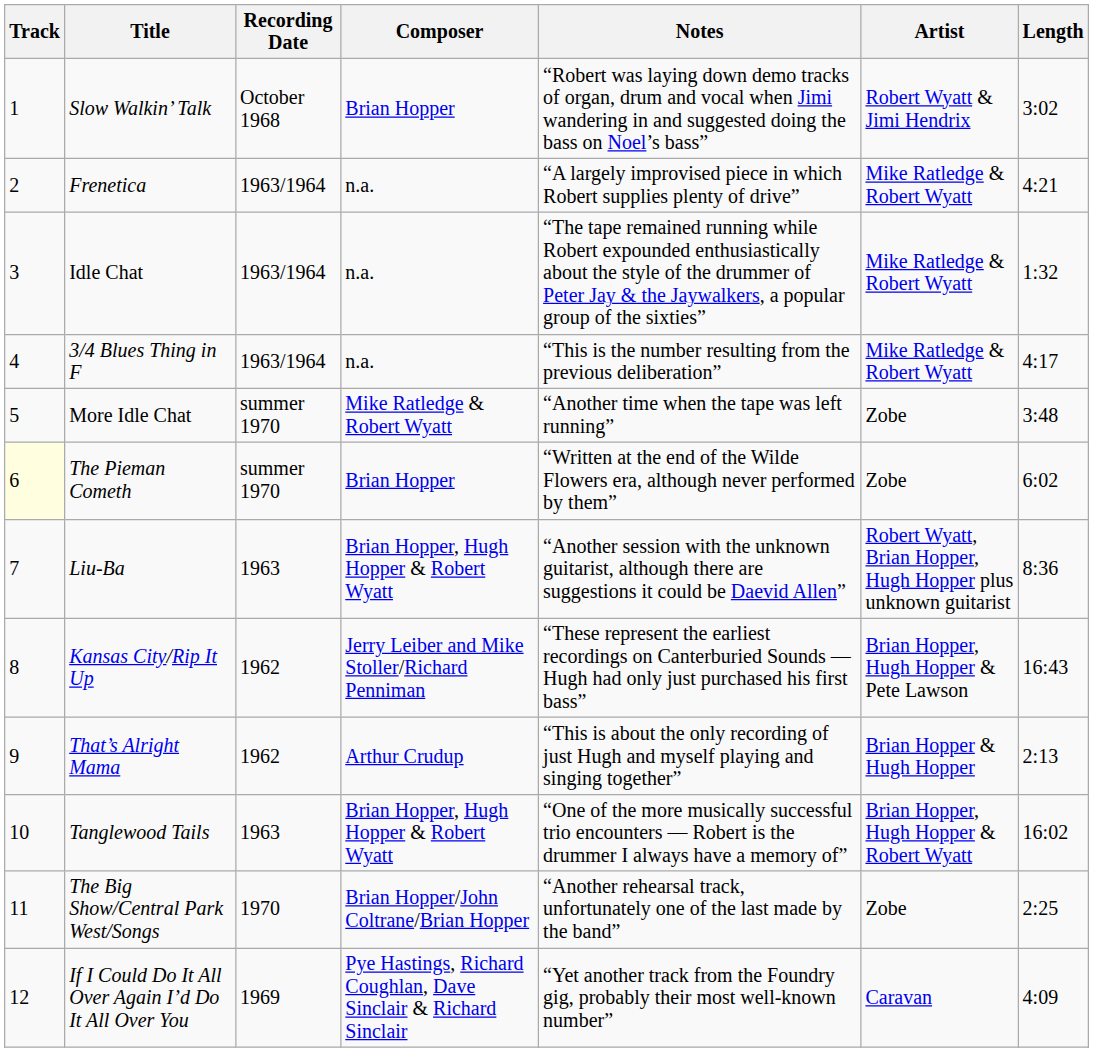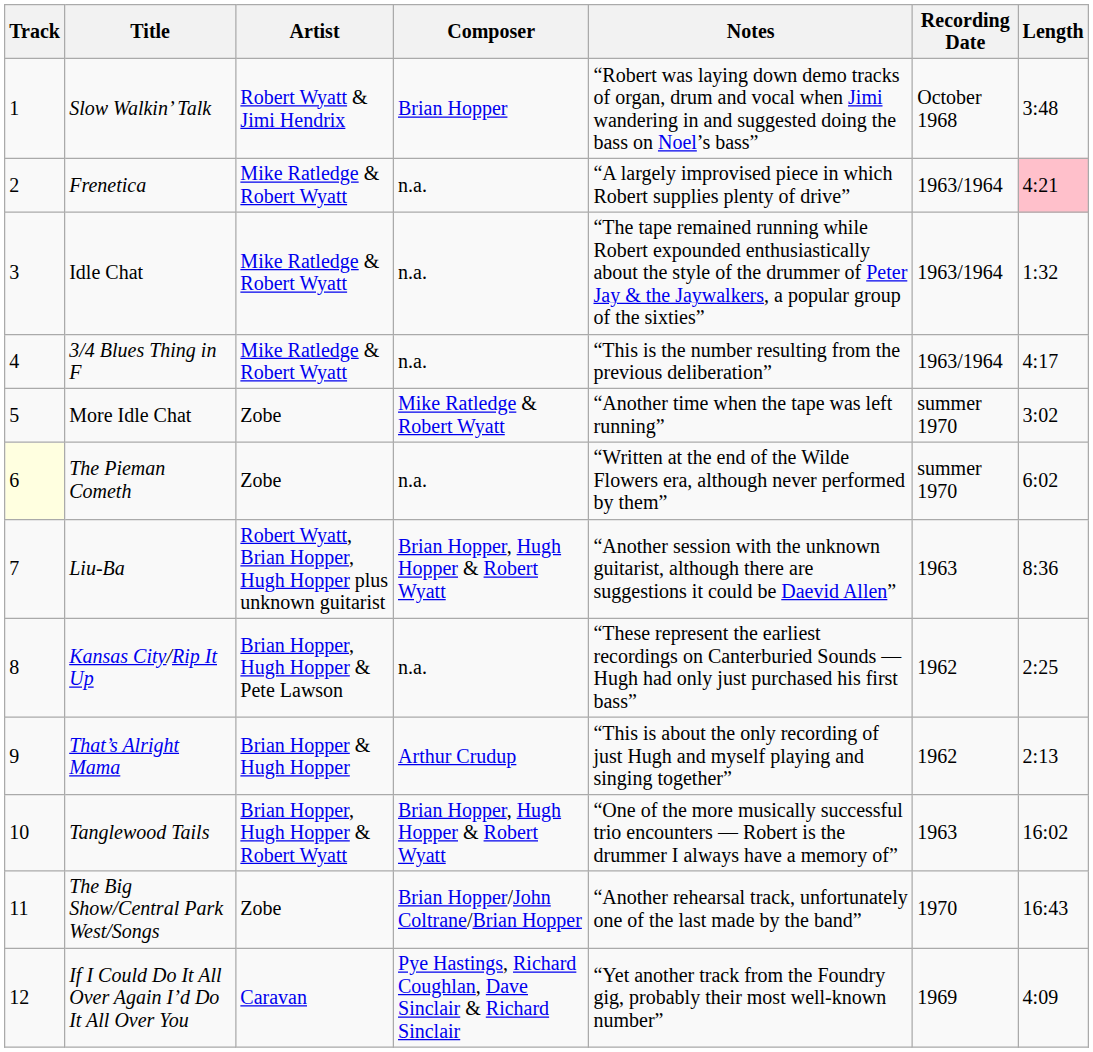columns swapped: (939, 31) <-> (288, 31)
(1040, 108) 3:02 -> (1040, 108) 3:48
(1040, 185) no background -> (1040, 185) pink background
(1040, 415) 3:48 -> (1040, 415) 3:02
(400, 480) Brian Hopper -> (412, 480) n.a.
(434, 667) Jerry Leiber and Mike Stoller/Richard Penniman -> (412, 667) n.a.
(1045, 667) 16:43 -> (1040, 667) 2:25
(1040, 909) 2:25 -> (1045, 909) 16:43
